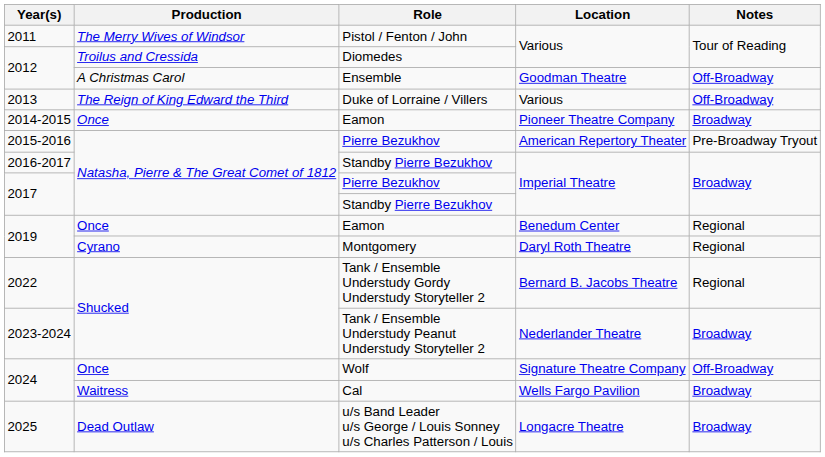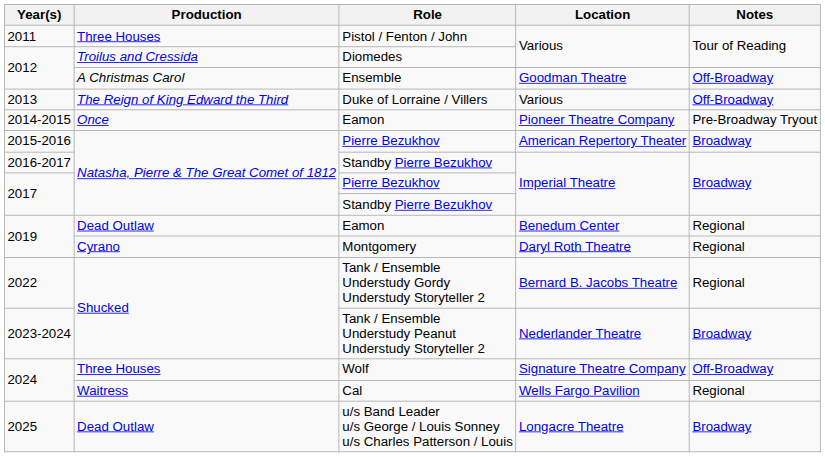(161, 36) The Merry Wives of Windsor -> (119, 36) Three Houses
(722, 120) Broadway -> (755, 120) Pre-Broadway Tryout
(755, 141) Pre-Broadway Tryout -> (722, 141) Broadway
(93, 225) Once -> (115, 225) Dead Outlaw
(93, 369) Once -> (119, 369) Three Houses
(722, 390) Broadway -> (719, 390) Regional
